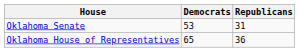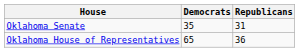(189, 26) 53 -> (189, 26) 35
